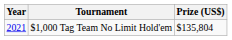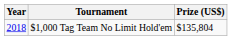(16, 27) 2021 -> (16, 27) 2018
